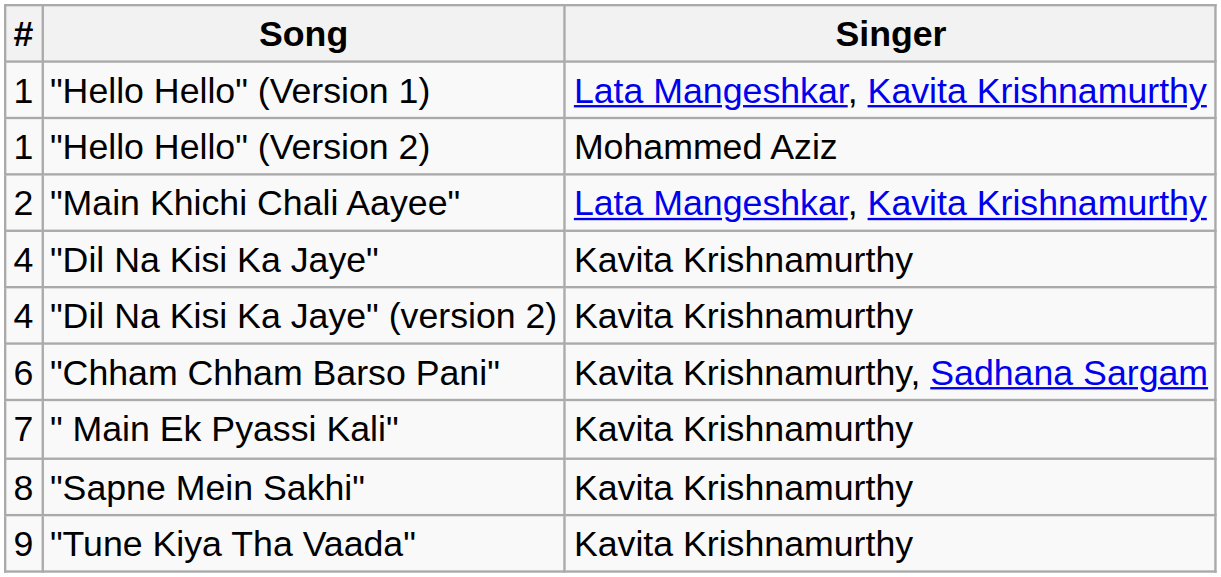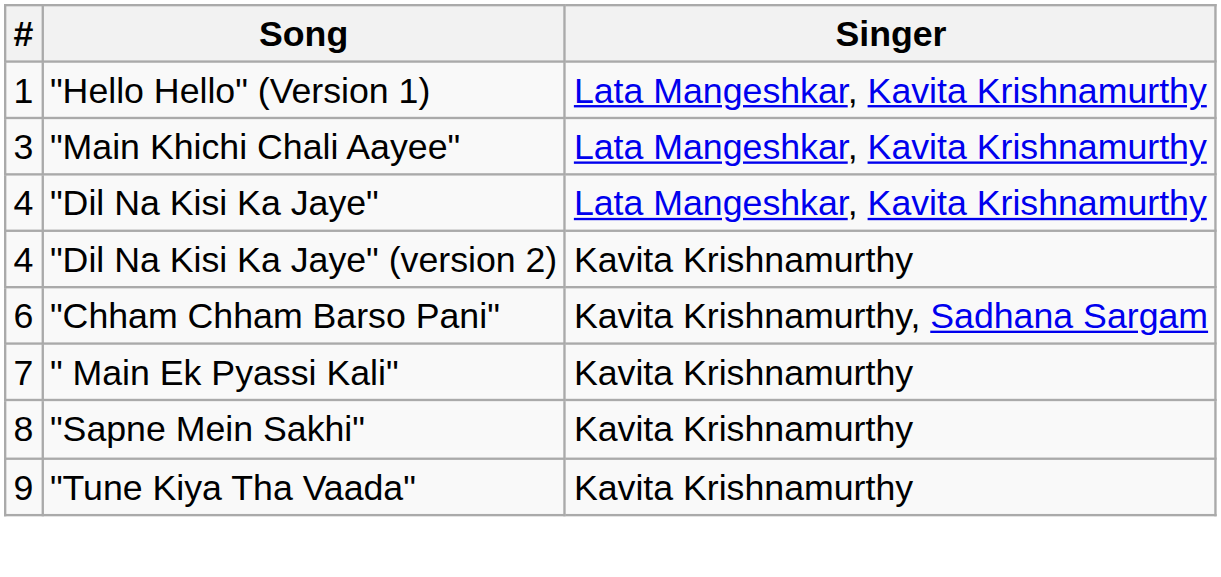- row: (240, 147)
(23, 203) 2 -> (23, 147) 3
(743, 260) Kavita Krishnamurthy -> (890, 203) Lata Mangeshkar, Kavita Krishnamurthy
